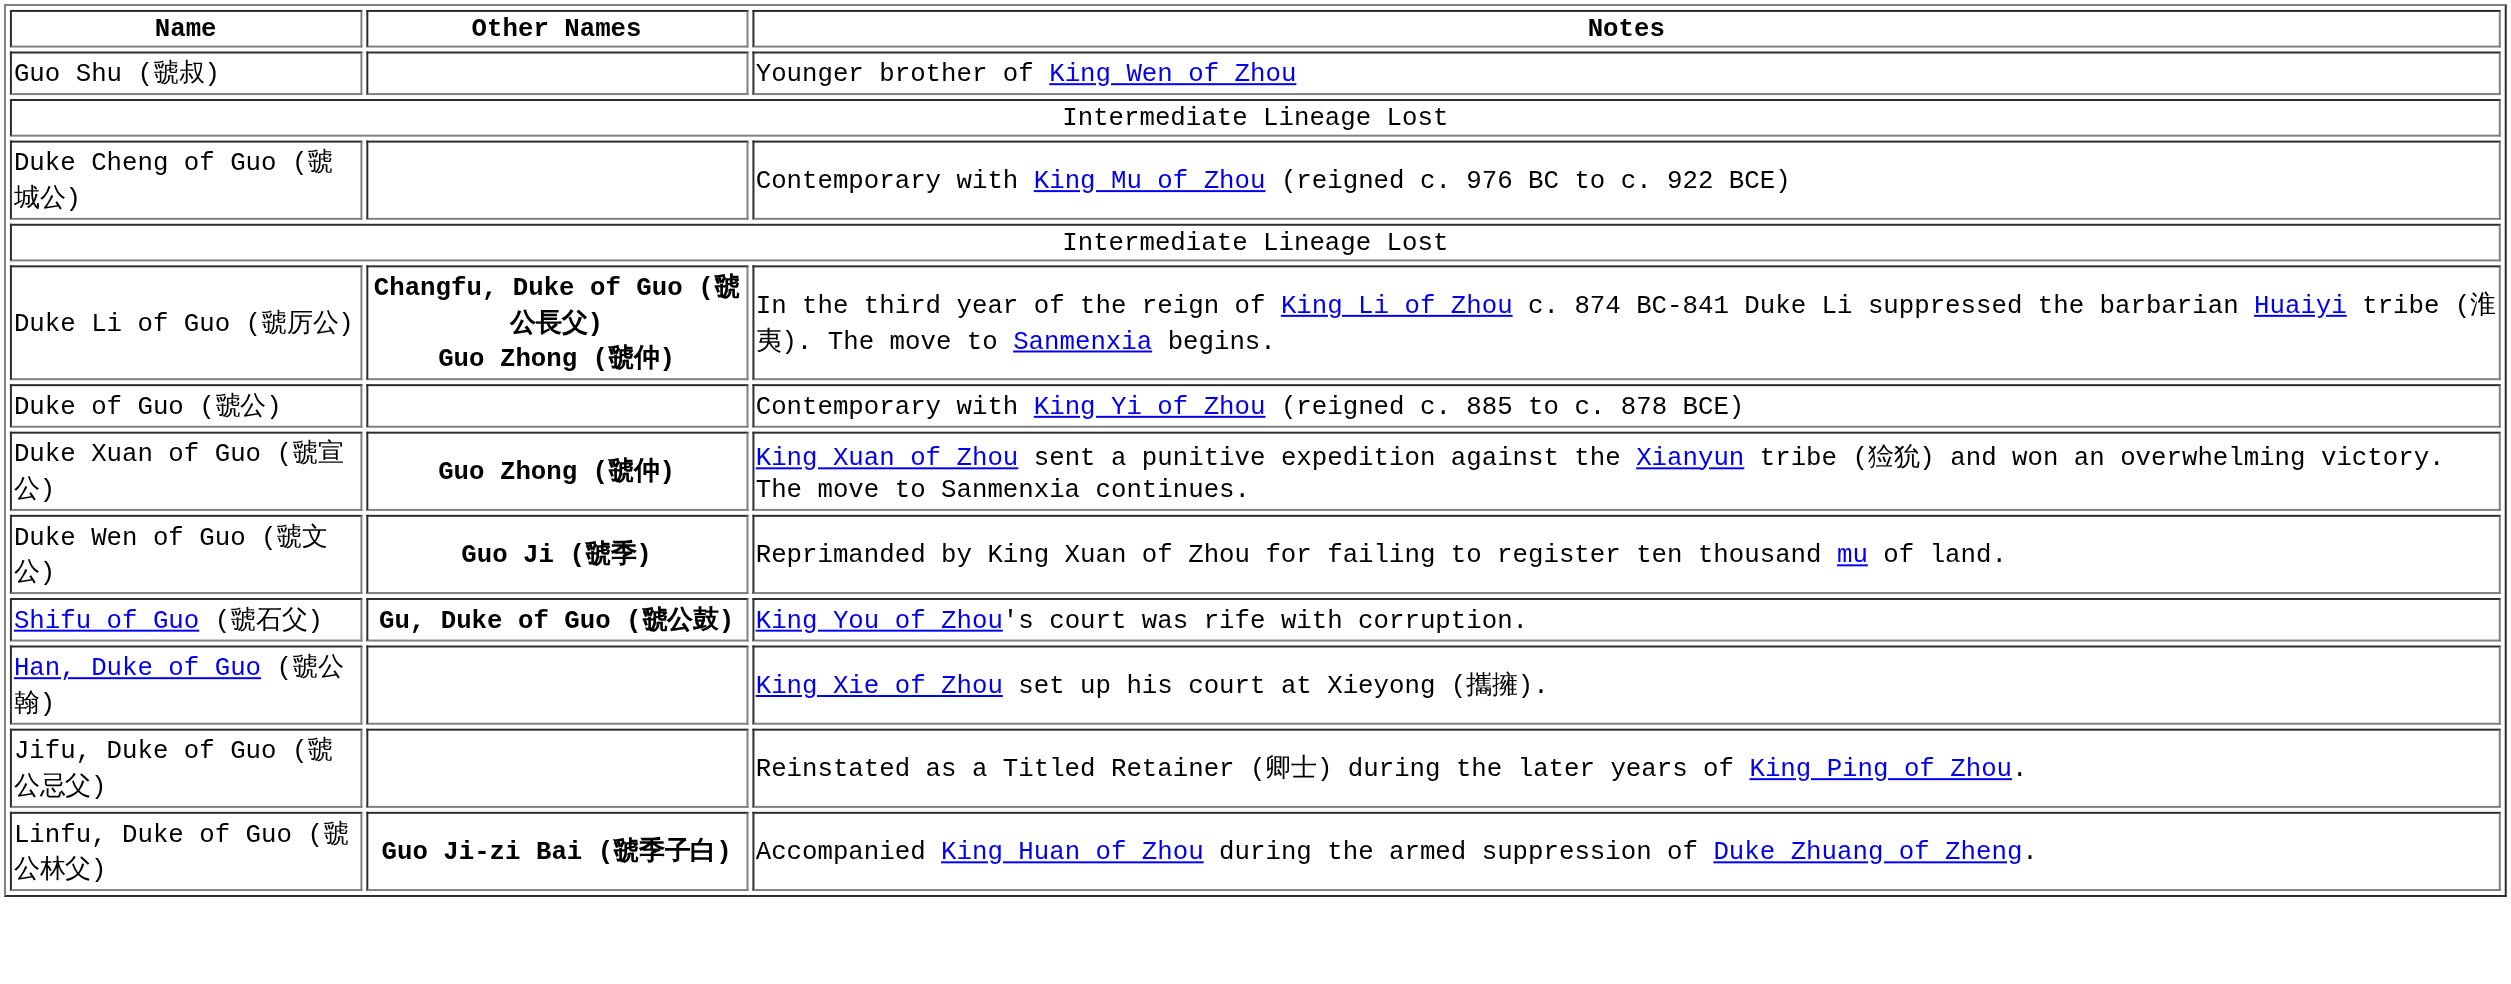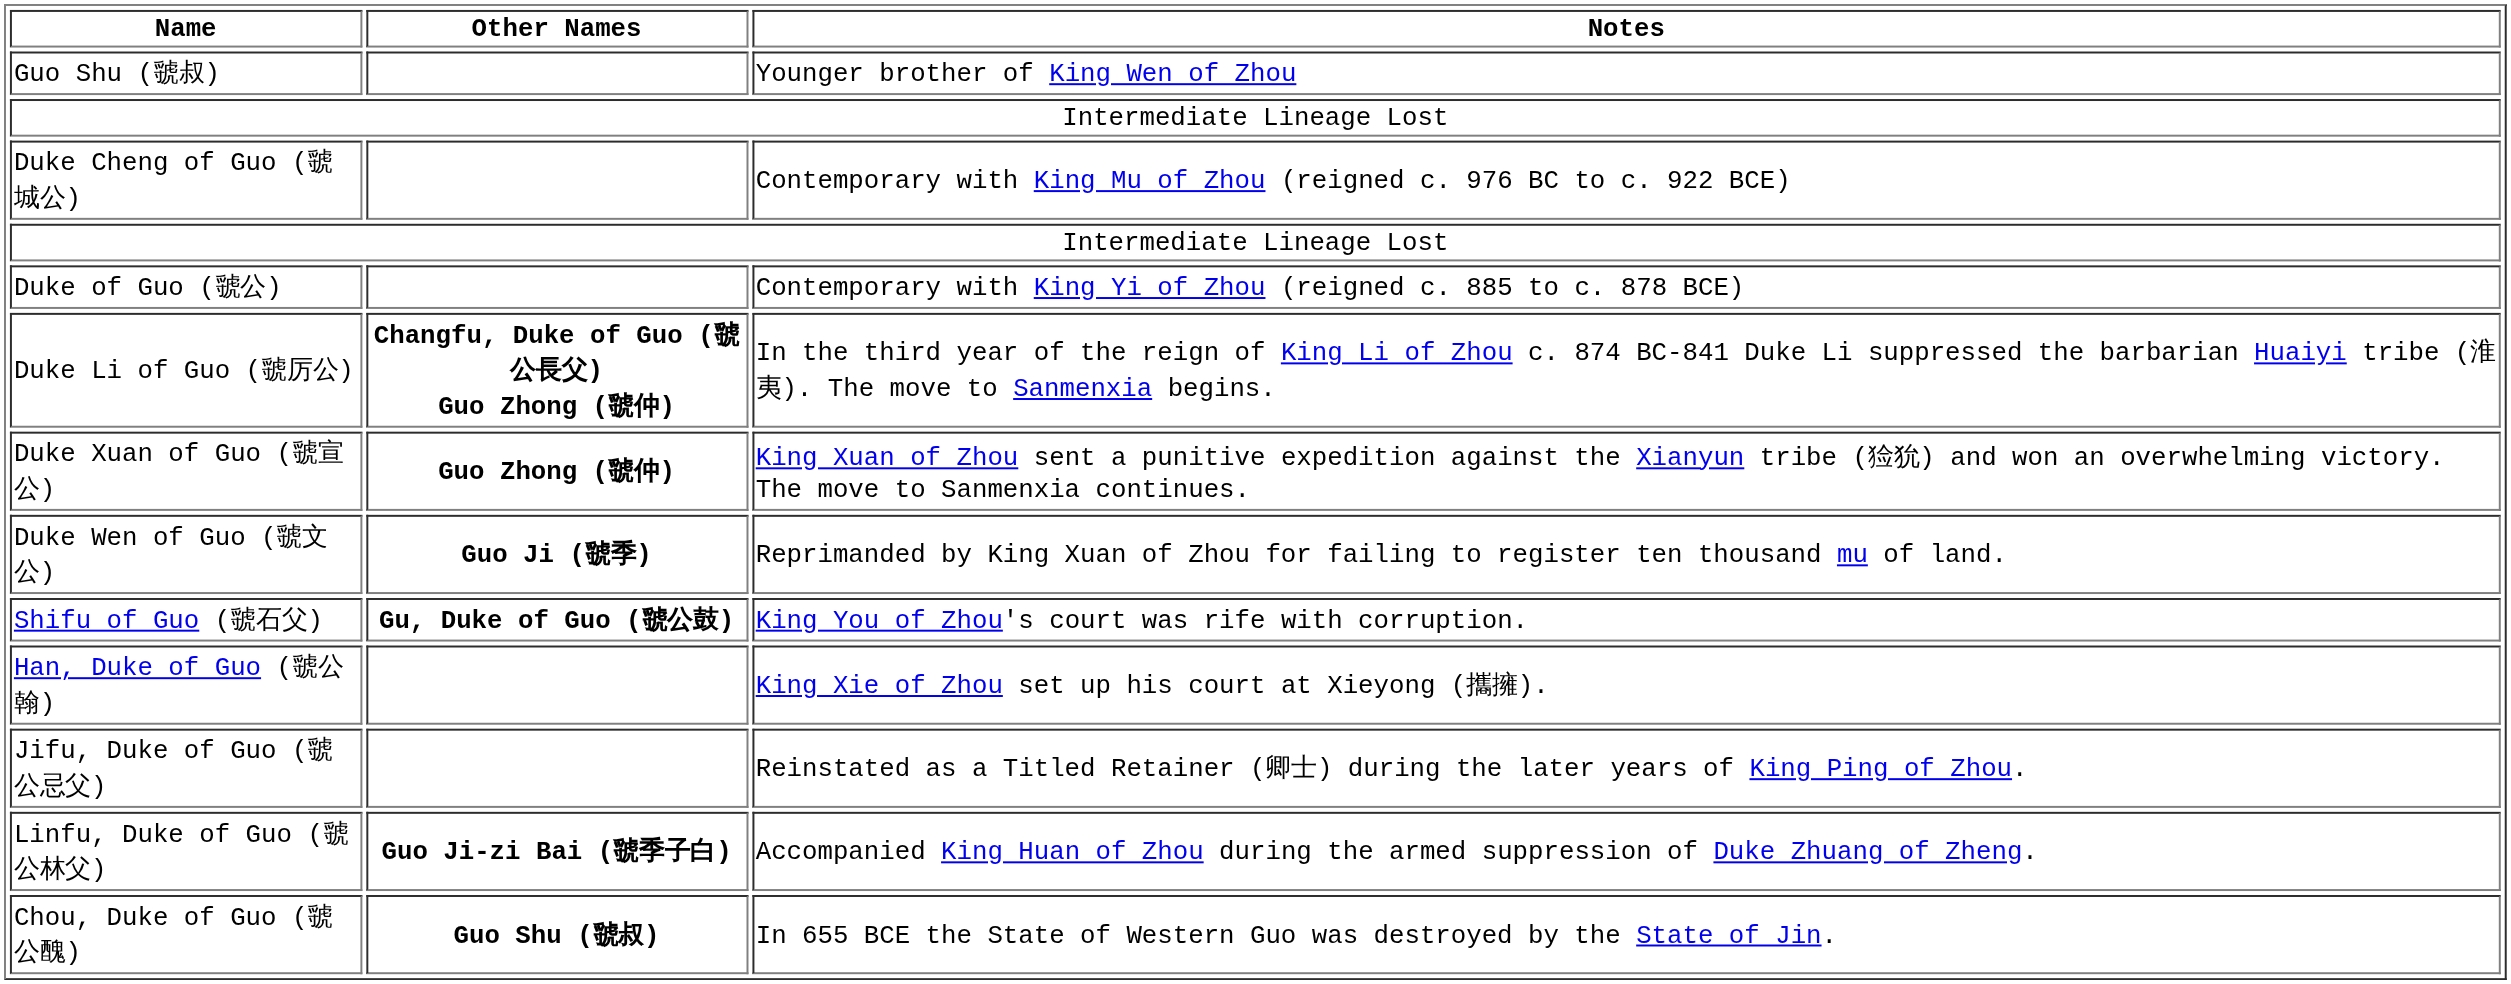rows swapped: (148, 407) <-> (184, 324)
+ row: (174, 936)
